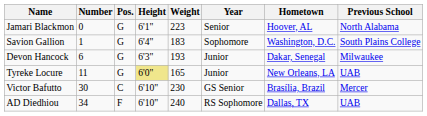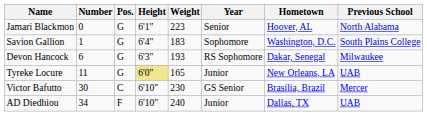(216, 57) Junior -> (233, 57) RS Sophomore
(233, 103) RS Sophomore -> (216, 103) Junior
